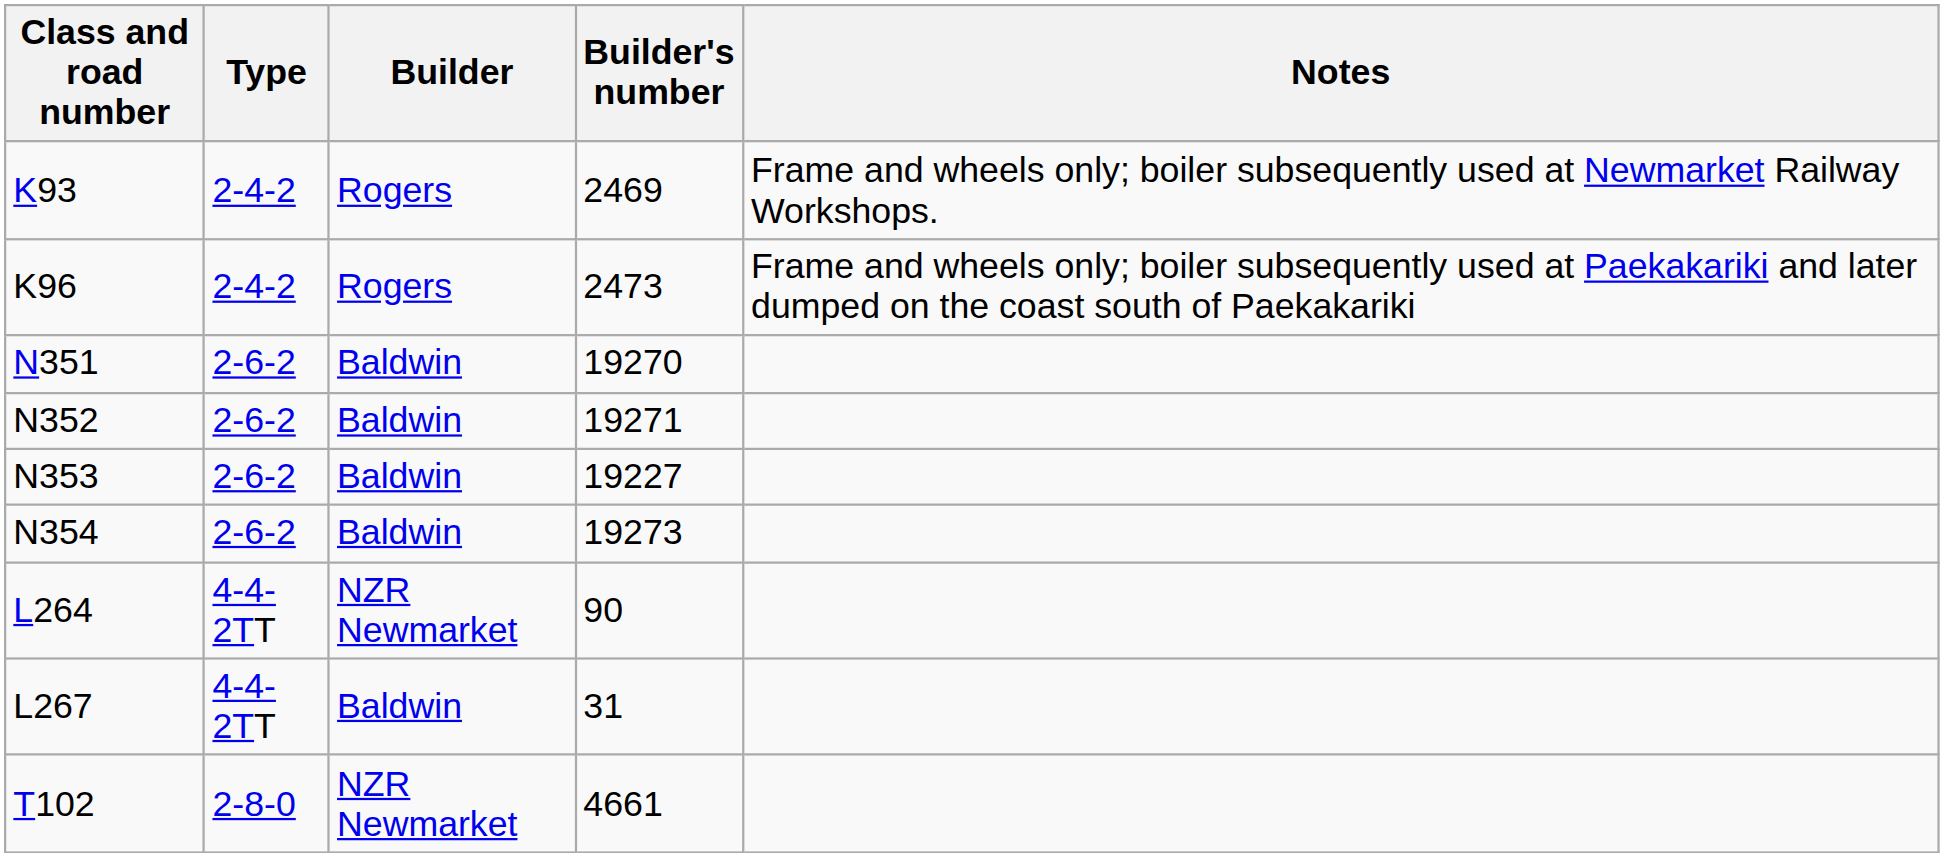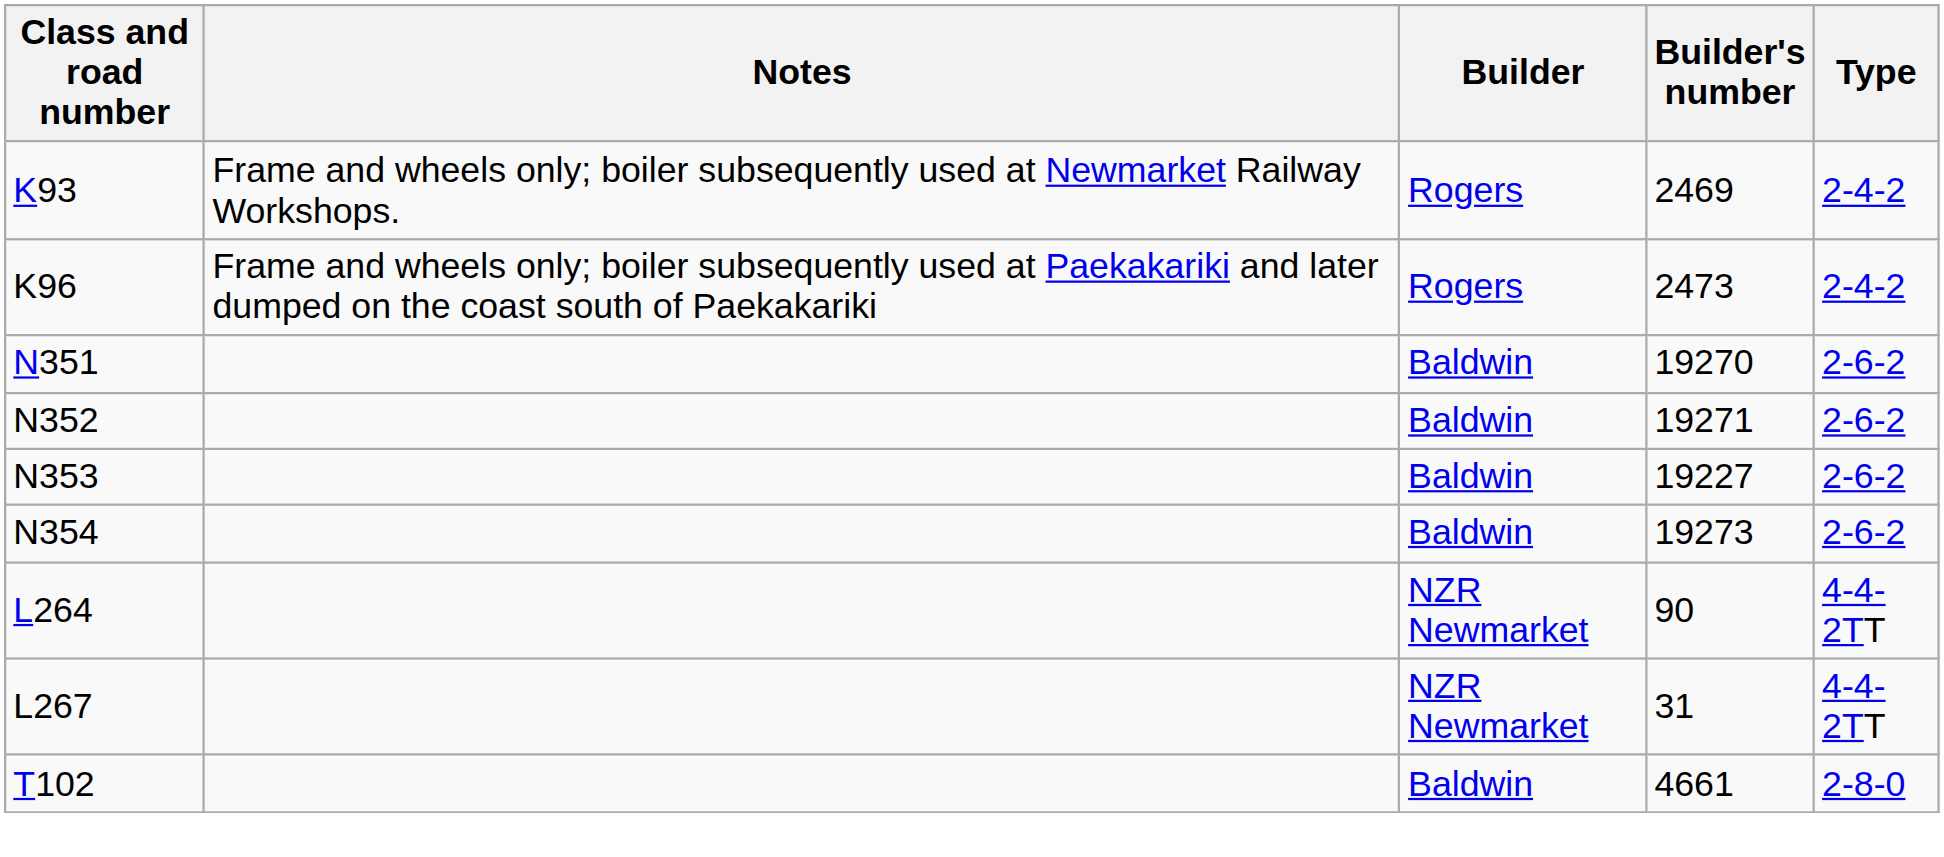columns swapped: (267, 72) <-> (1341, 72)
(400, 706) Baldwin -> (1498, 706) NZR Newmarket
(427, 802) NZR Newmarket -> (1471, 782) Baldwin
